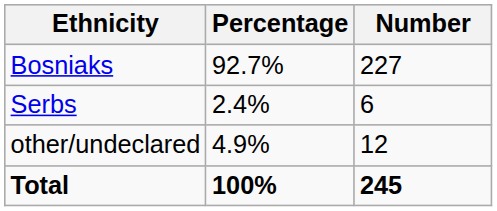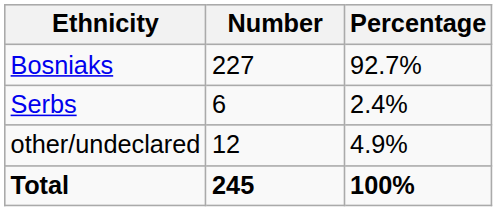columns swapped: (423, 24) <-> (280, 24)
